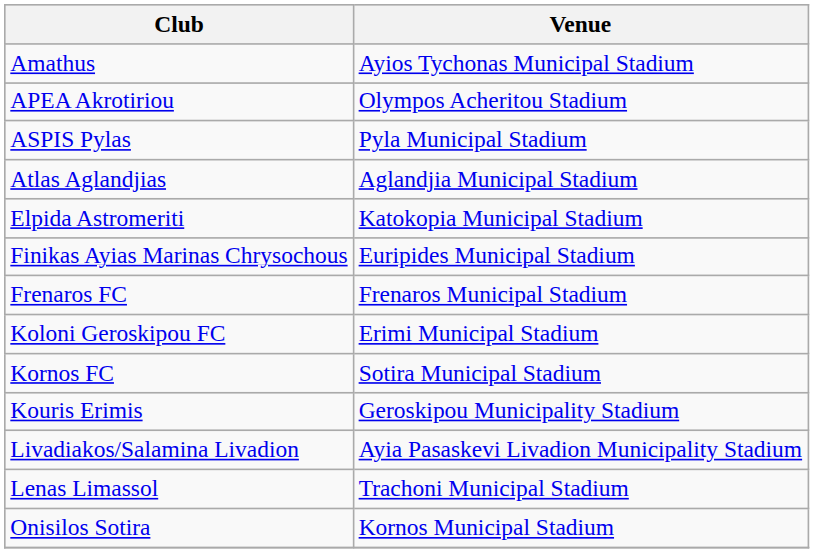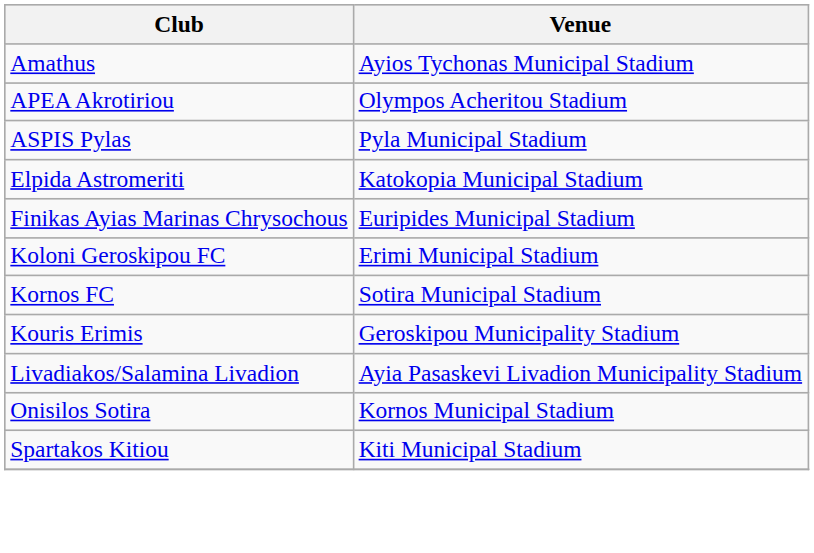- row: (88, 179)
- row: (69, 295)
- row: (84, 488)
+ row: (89, 450)
